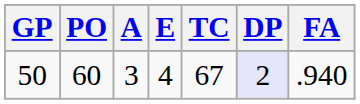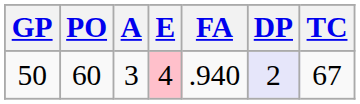columns swapped: (209, 27) <-> (322, 27)
(165, 74) no background -> (165, 74) pink background
